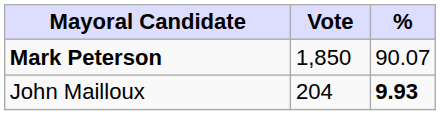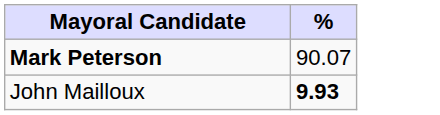- column: (330, 22)
